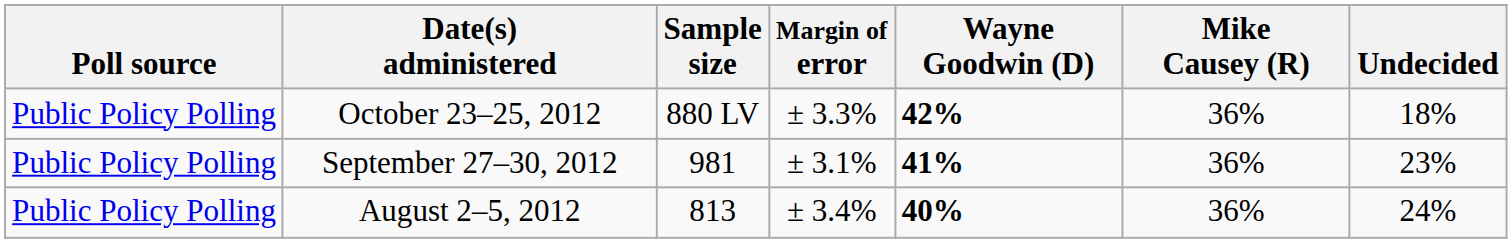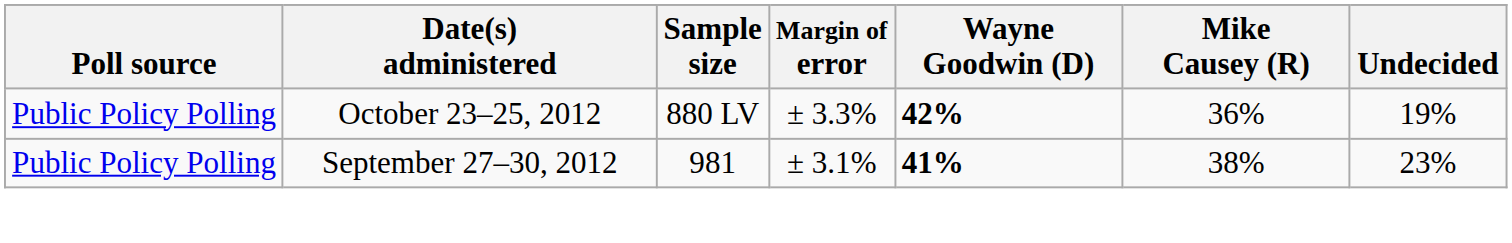(1428, 113) 18% -> (1428, 113) 19%
(1236, 162) 36% -> (1236, 162) 38%
- row: (470, 211)
